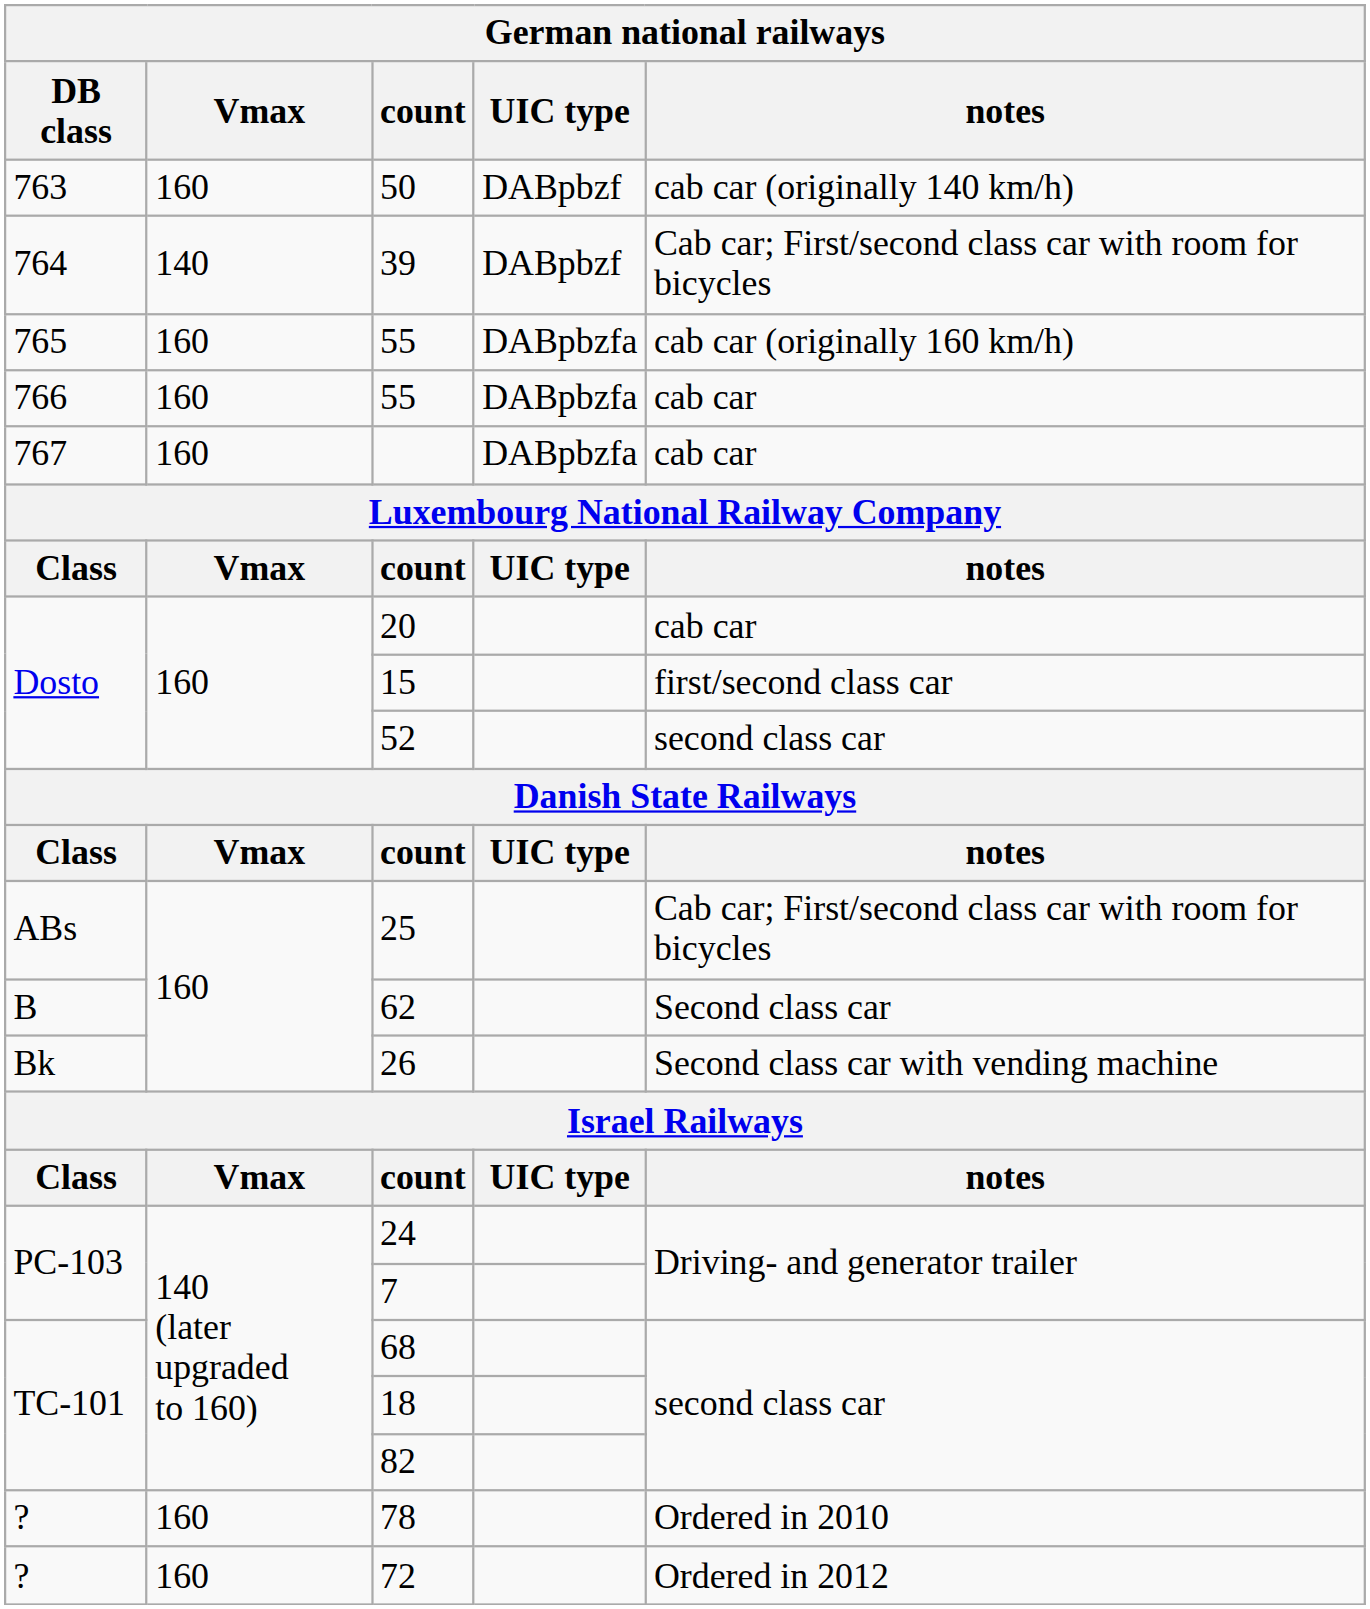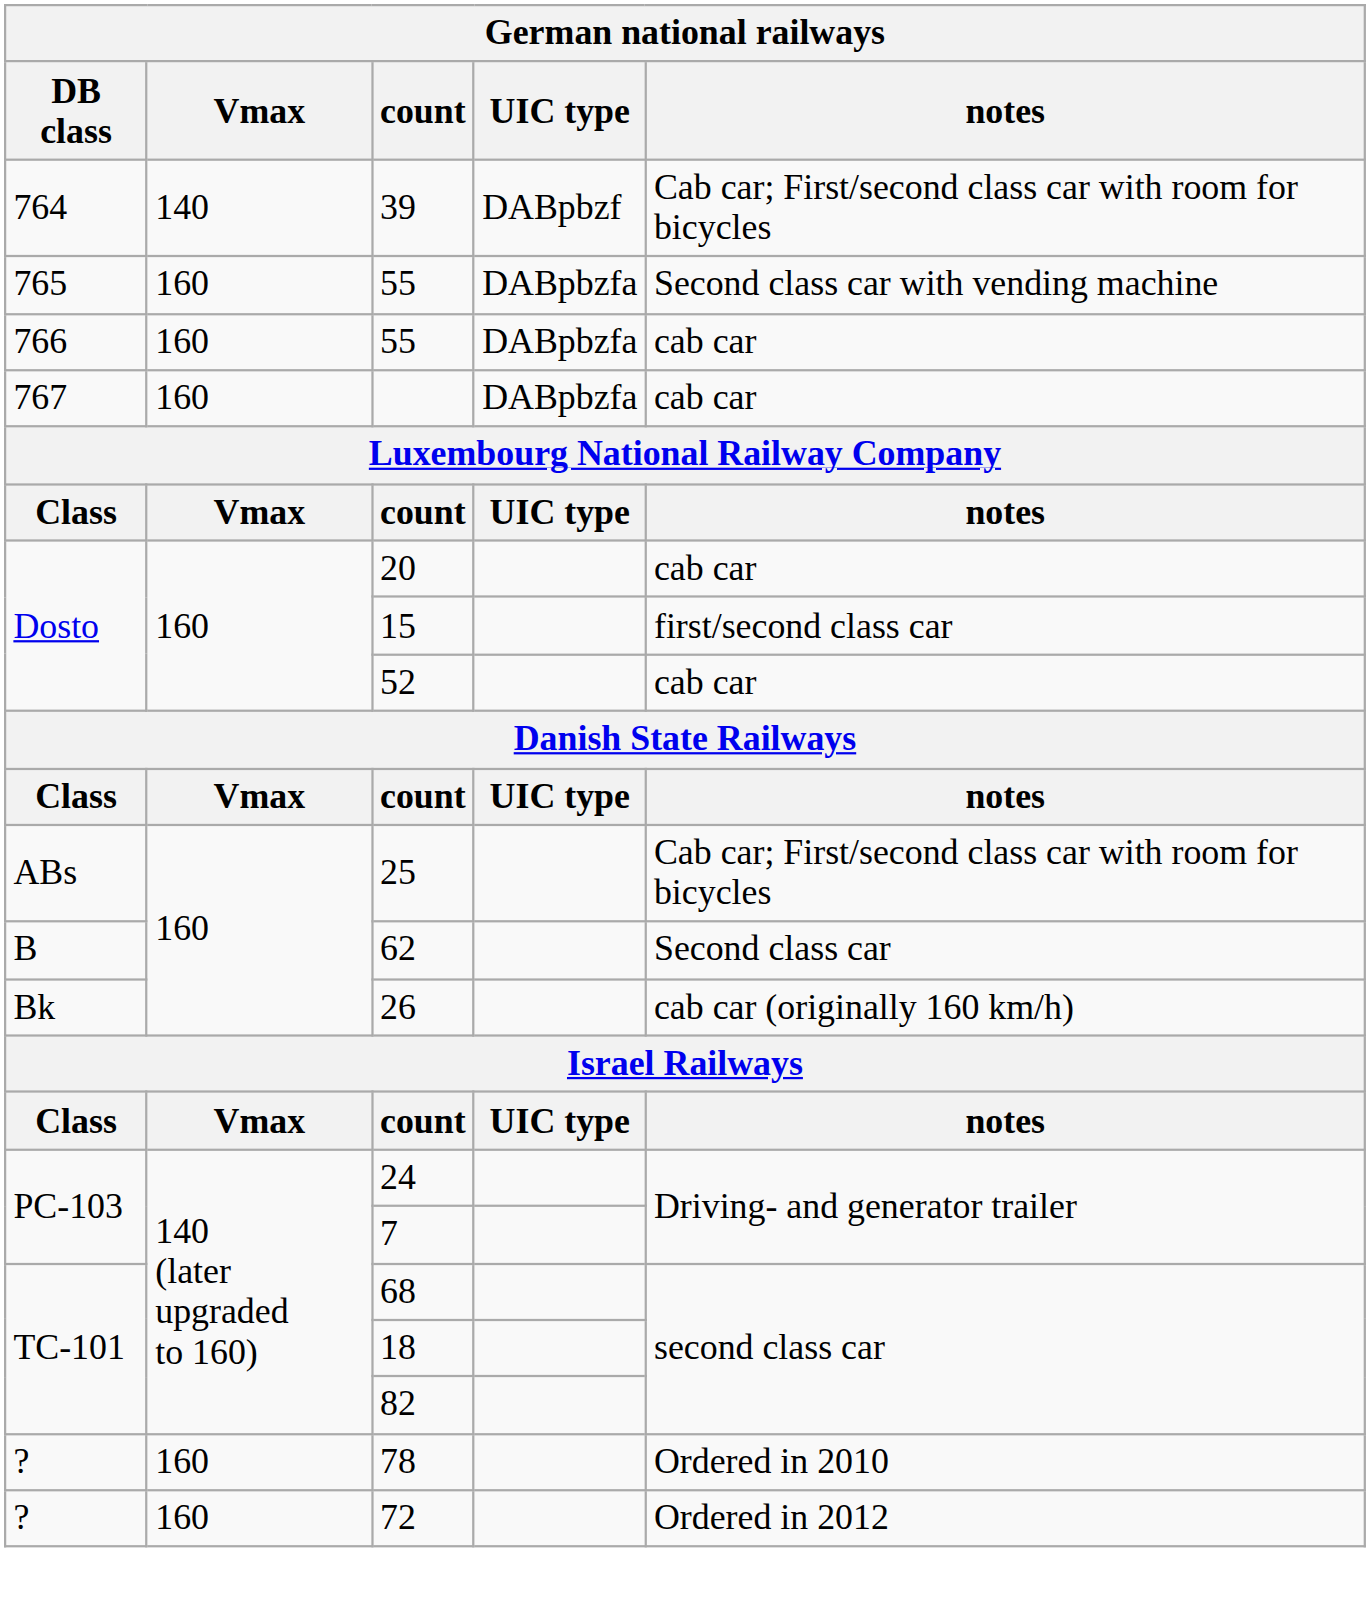- row: (40, 186)
(864, 340) cab car (originally 160 km/h) -> (936, 284) Second class car with vending machine
(769, 738) second class car -> (705, 681) cab car
(936, 1063) Second class car with vending machine -> (864, 1006) cab car (originally 160 km/h)
